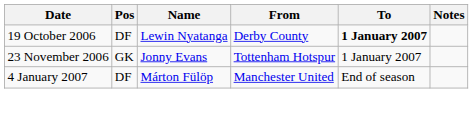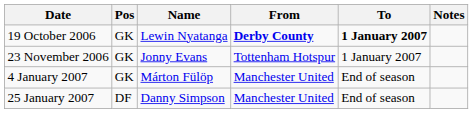(123, 35) DF -> (124, 35) GK
(271, 35) normal -> (274, 35) bold
(123, 77) DF -> (124, 77) GK
+ row: (51, 98)
